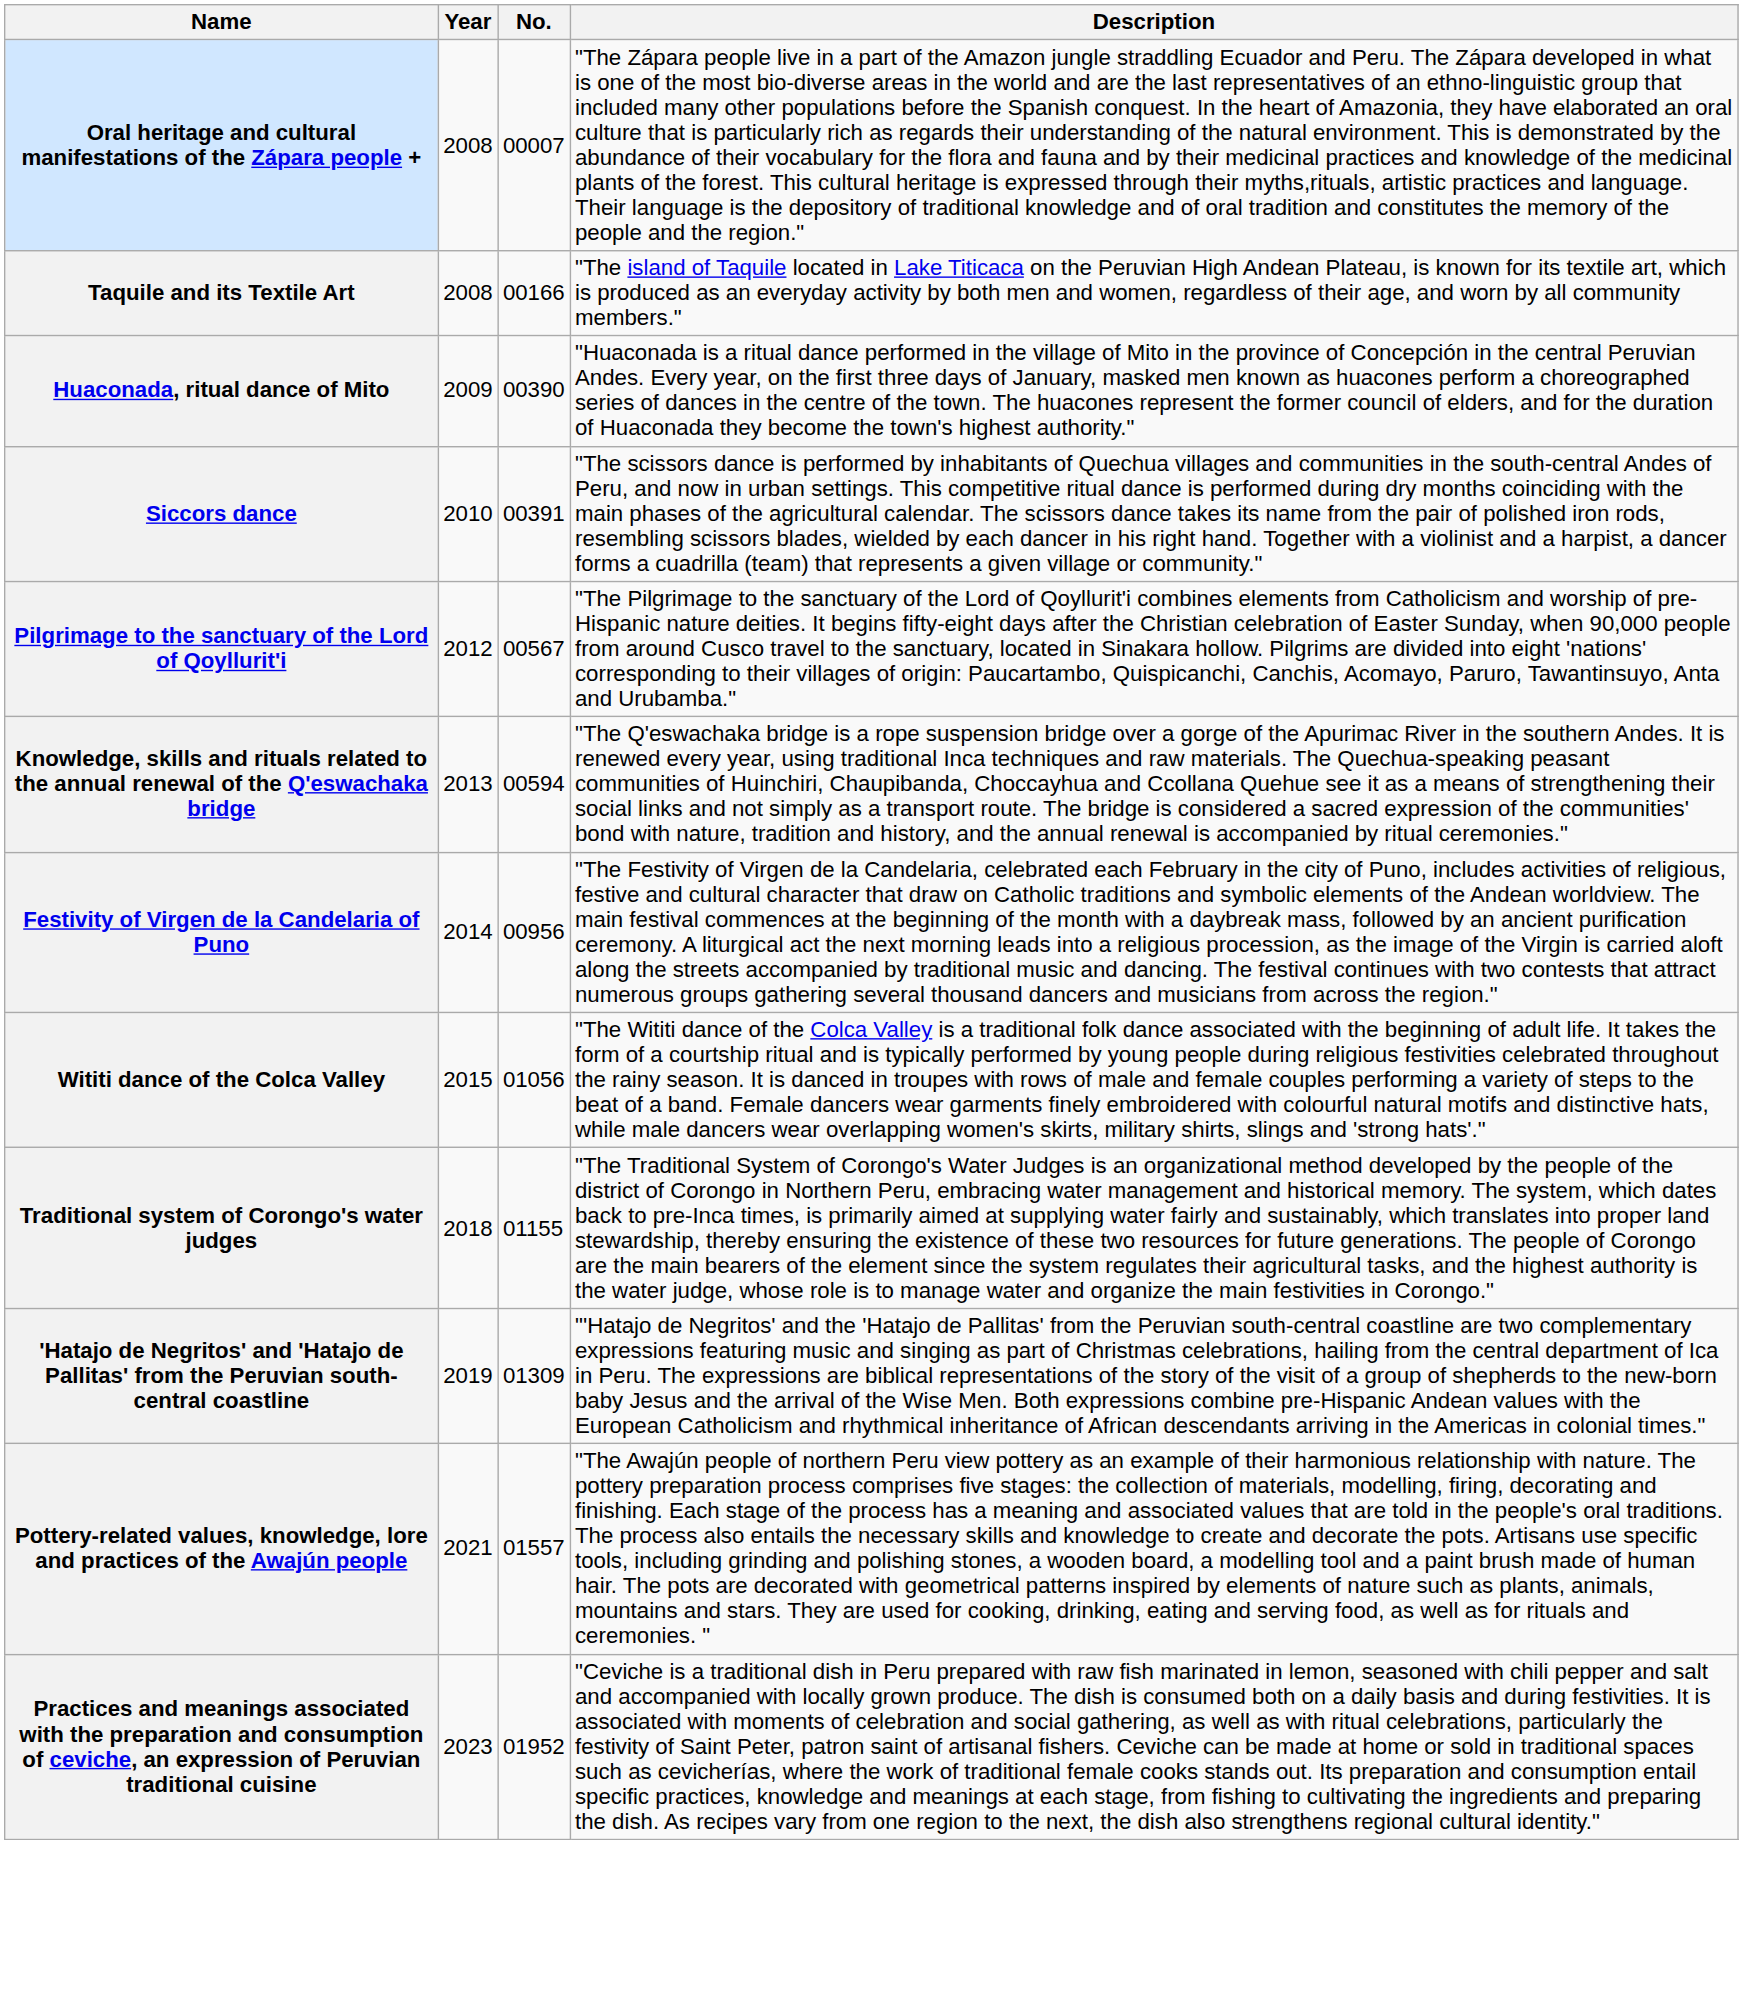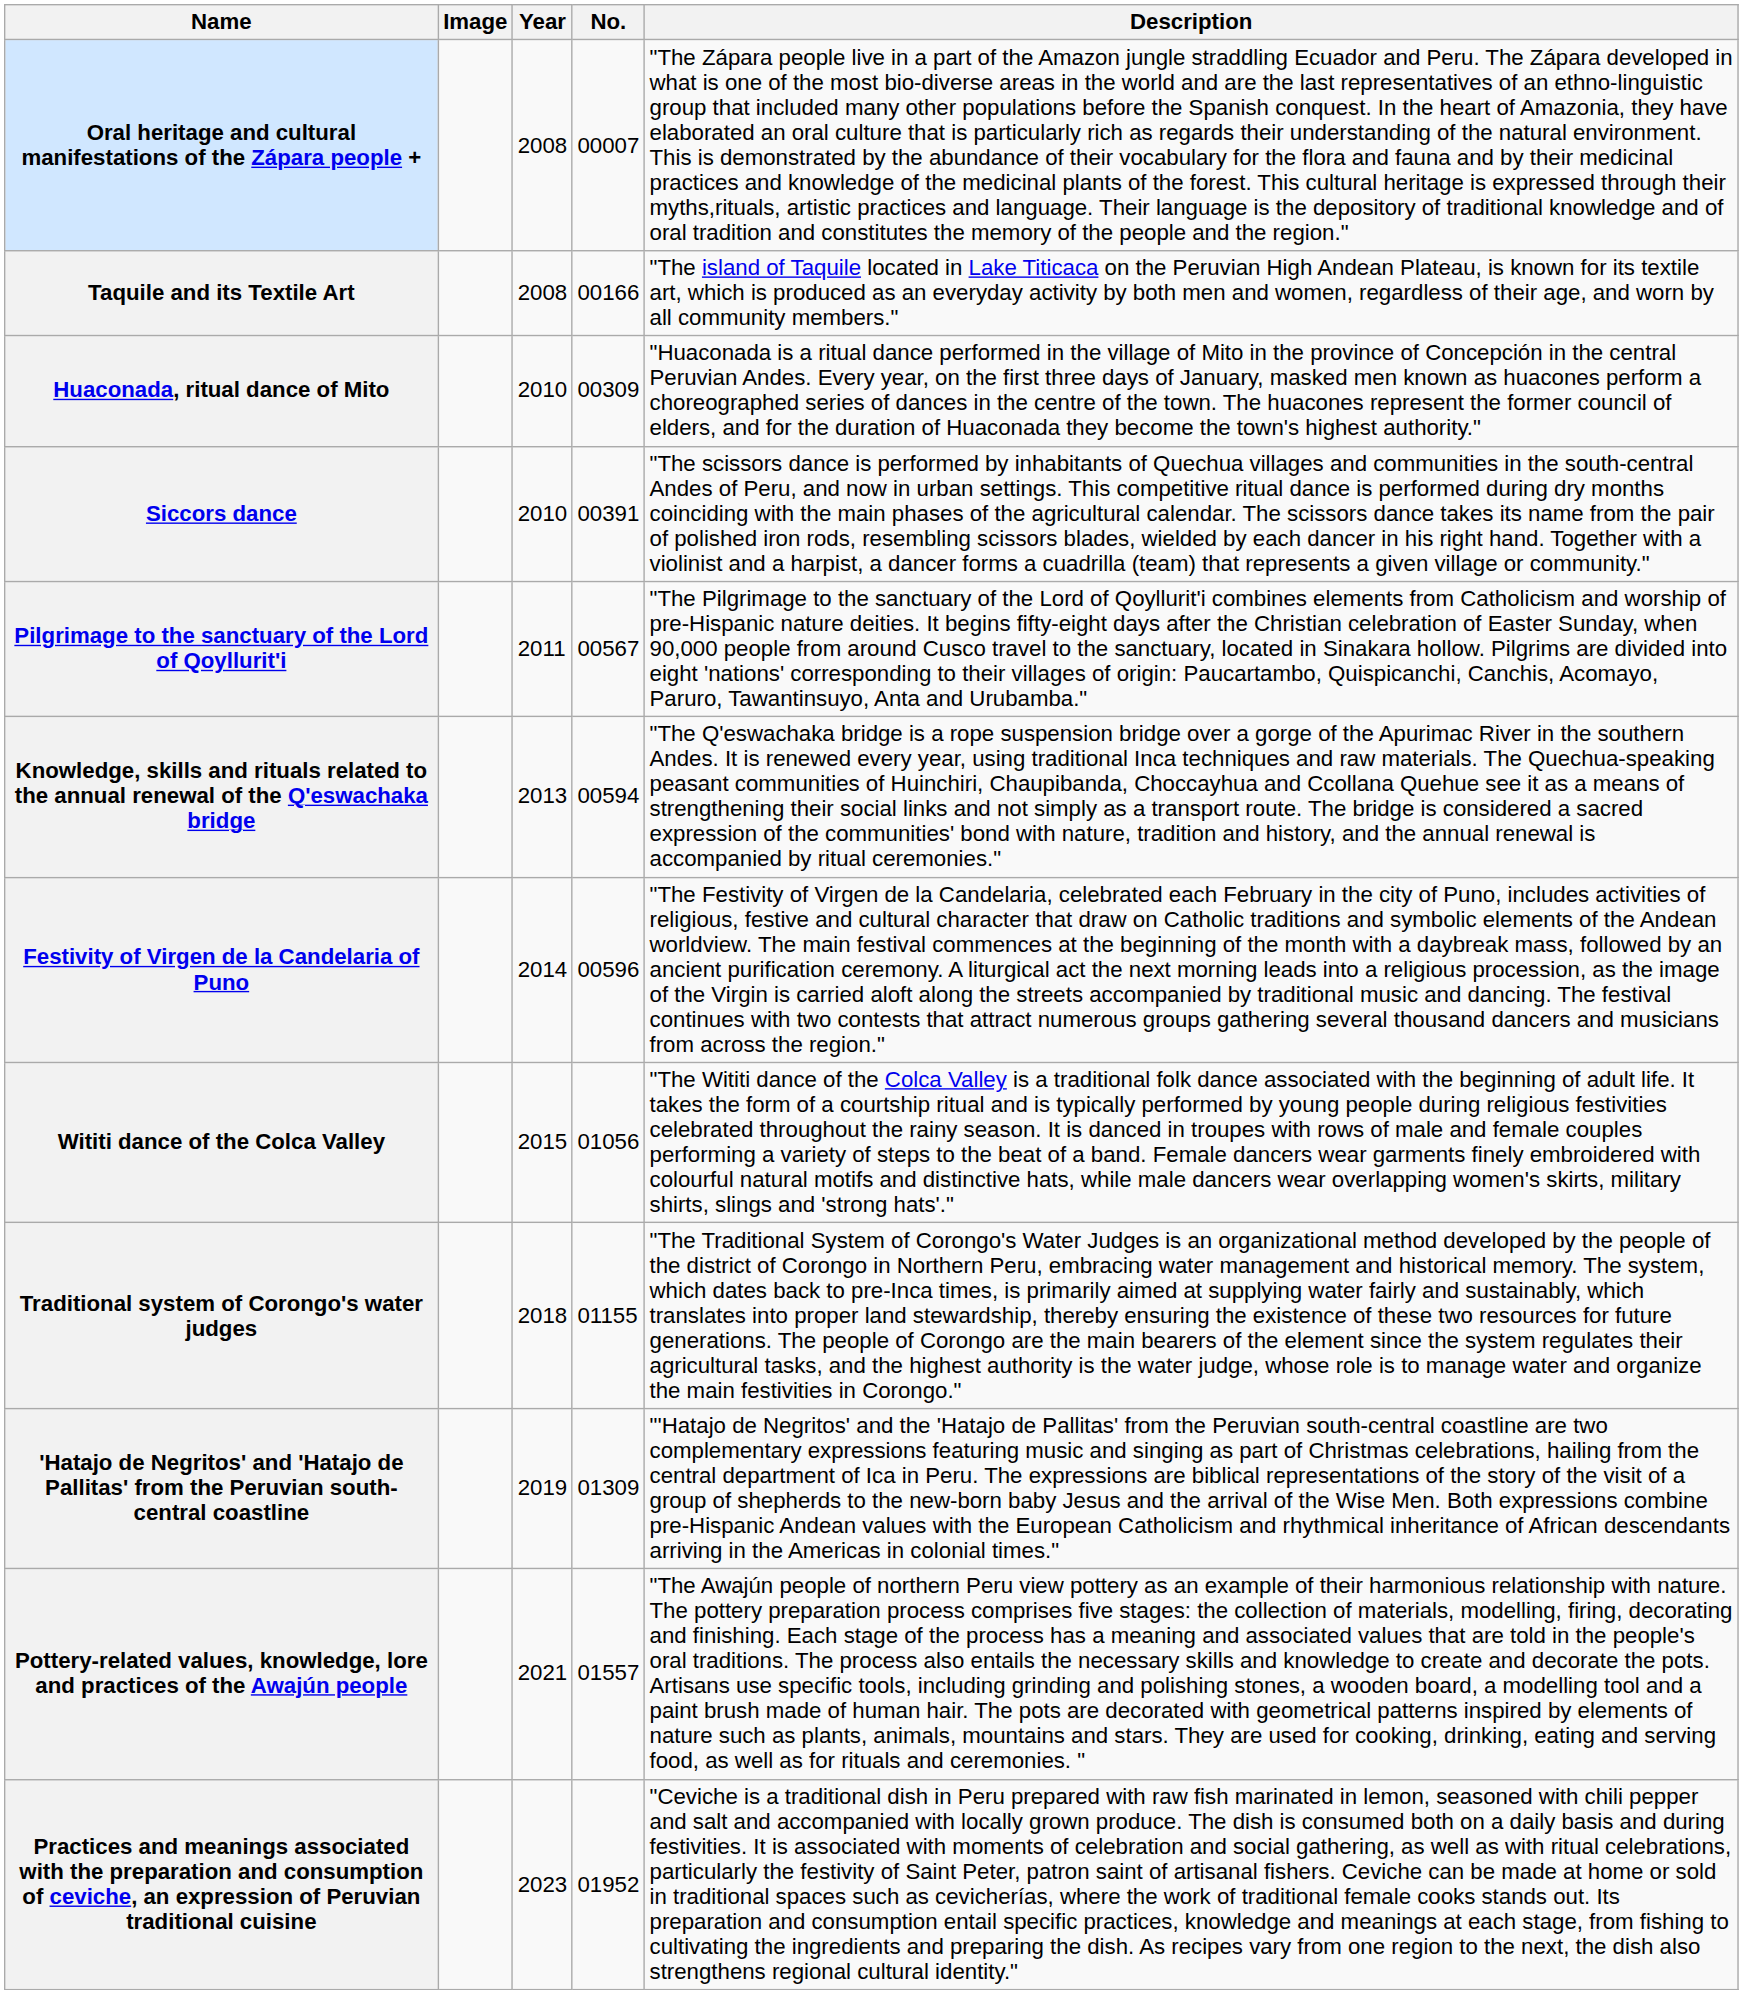+ column: (475, 22)
(468, 390) 2009 -> (542, 390) 2010
(534, 390) 00390 -> (608, 390) 00309
(468, 648) 2012 -> (542, 648) 2011
(534, 932) 00956 -> (608, 969) 00596
